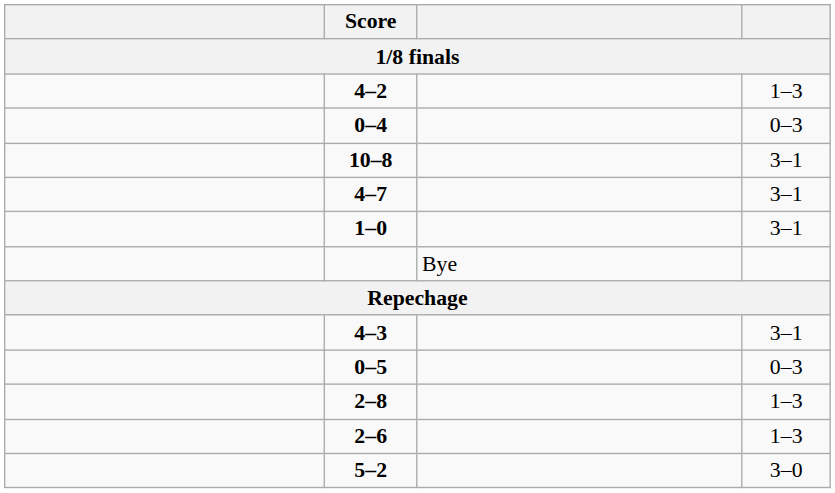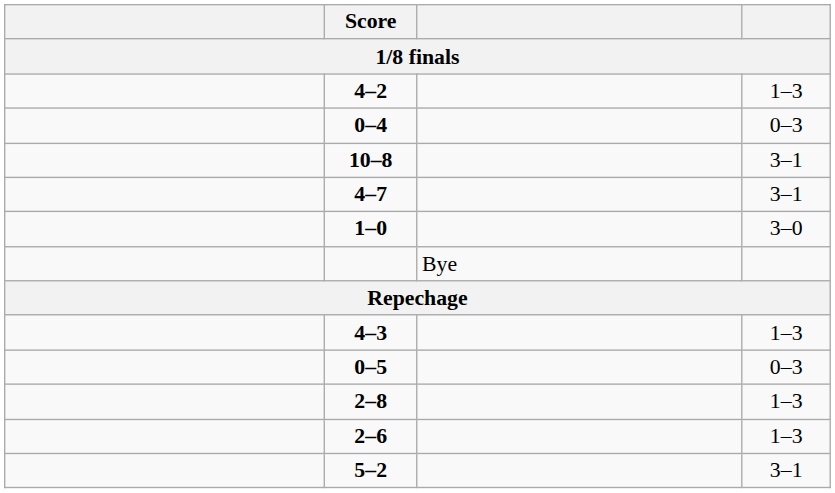(786, 228) 3–1 -> (786, 228) 3–0
(786, 332) 3–1 -> (786, 332) 1–3
(786, 470) 3–0 -> (786, 470) 3–1
